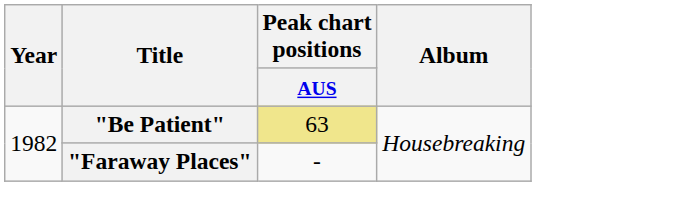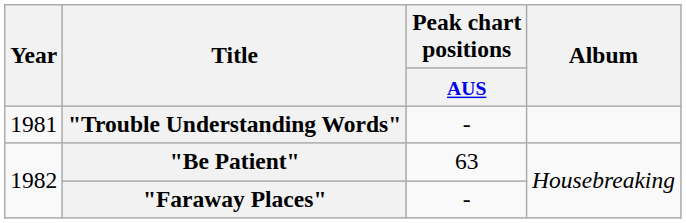+ row: (235, 124)
(317, 124) khaki background -> (467, 161) no background
